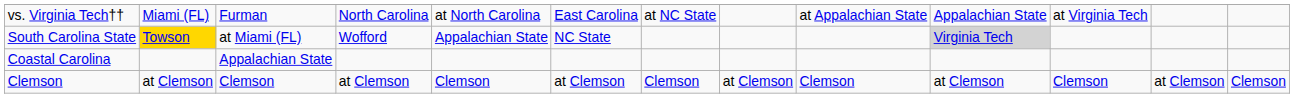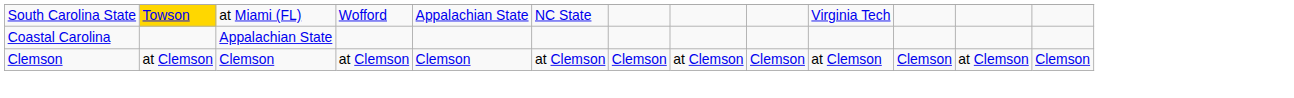- row: (66, 15)
(973, 37) lightgrey background -> (851, 15) no background
